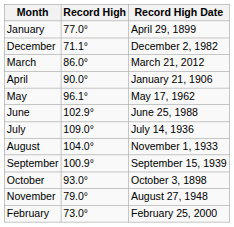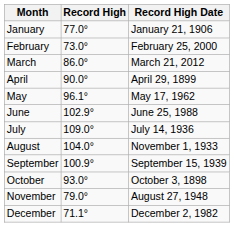(164, 29) April 29, 1899 -> (172, 29) January 21, 1906
rows swapped: (28, 213) <-> (31, 46)
(172, 79) January 21, 1906 -> (164, 79) April 29, 1899
